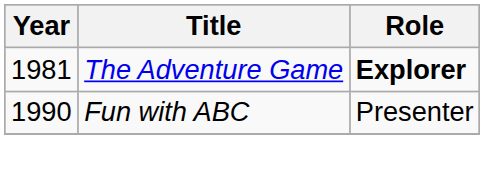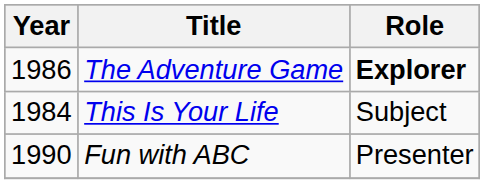(41, 69) 1981 -> (41, 69) 1986
+ row: (181, 112)
